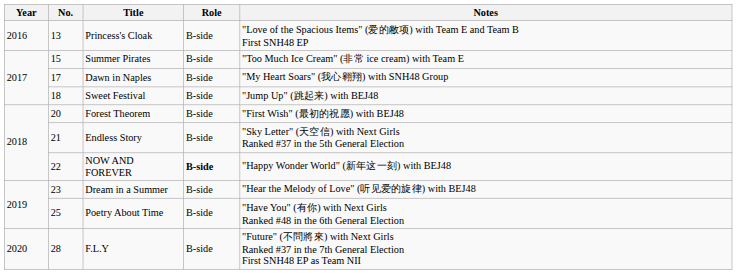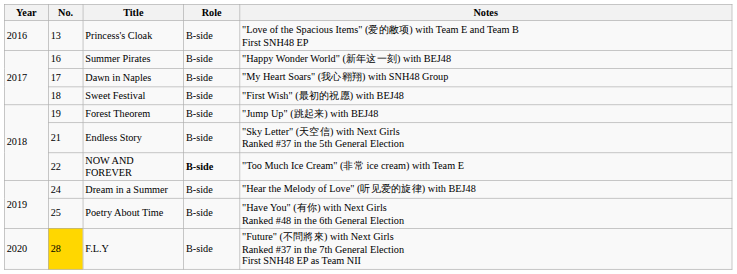(56, 59) 15 -> (56, 59) 16
(353, 59) "Too Much Ice Cream" (非常 ice cream) with Team E -> (347, 59) "Happy Wonder World" (新年这一刻) with BEJ48
(310, 95) "Jump Up" (跳起来) with BEJ48 -> (323, 95) "First Wish" (最初的祝愿) with BEJ48
(56, 113) 20 -> (56, 113) 19
(323, 113) "First Wish" (最初的祝愿) with BEJ48 -> (310, 113) "Jump Up" (跳起来) with BEJ48
(347, 166) "Happy Wonder World" (新年这一刻) with BEJ48 -> (353, 166) "Too Much Ice Cream" (非常 ice cream) with Team E
(56, 189) 23 -> (56, 189) 24
(56, 248) no background -> (56, 248) gold background
